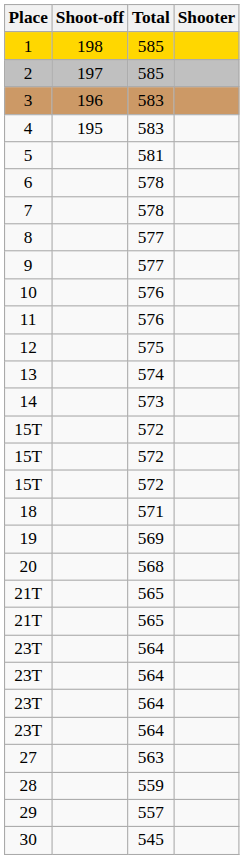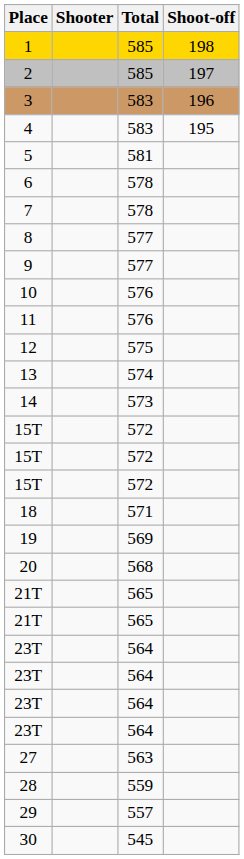columns swapped: (206, 18) <-> (90, 18)
